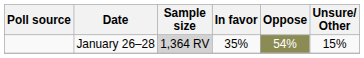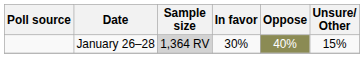(236, 44) 35% -> (236, 44) 30%
(285, 44) 54% -> (285, 44) 40%
